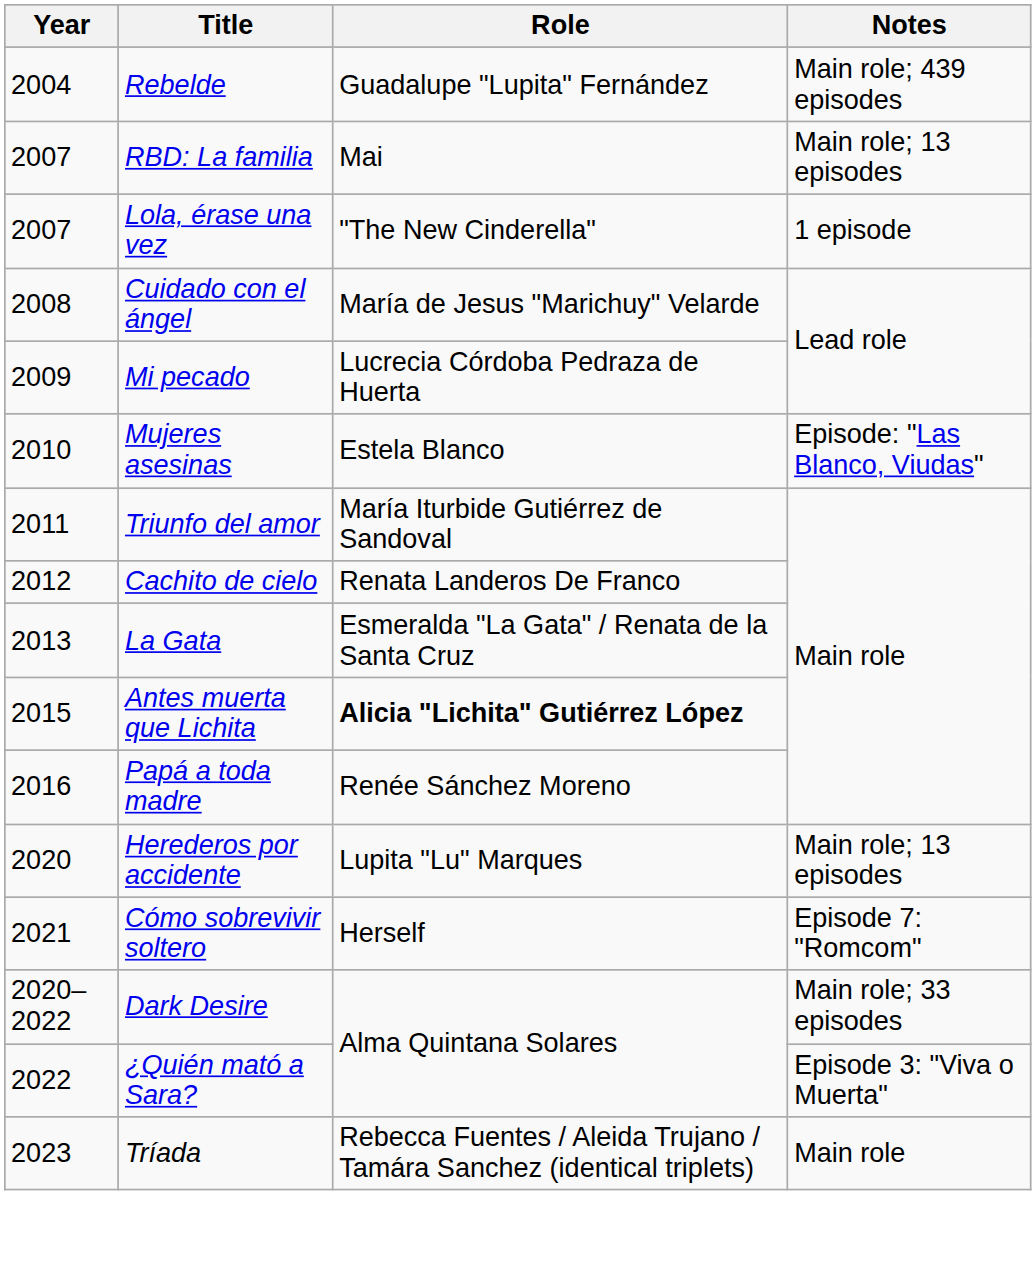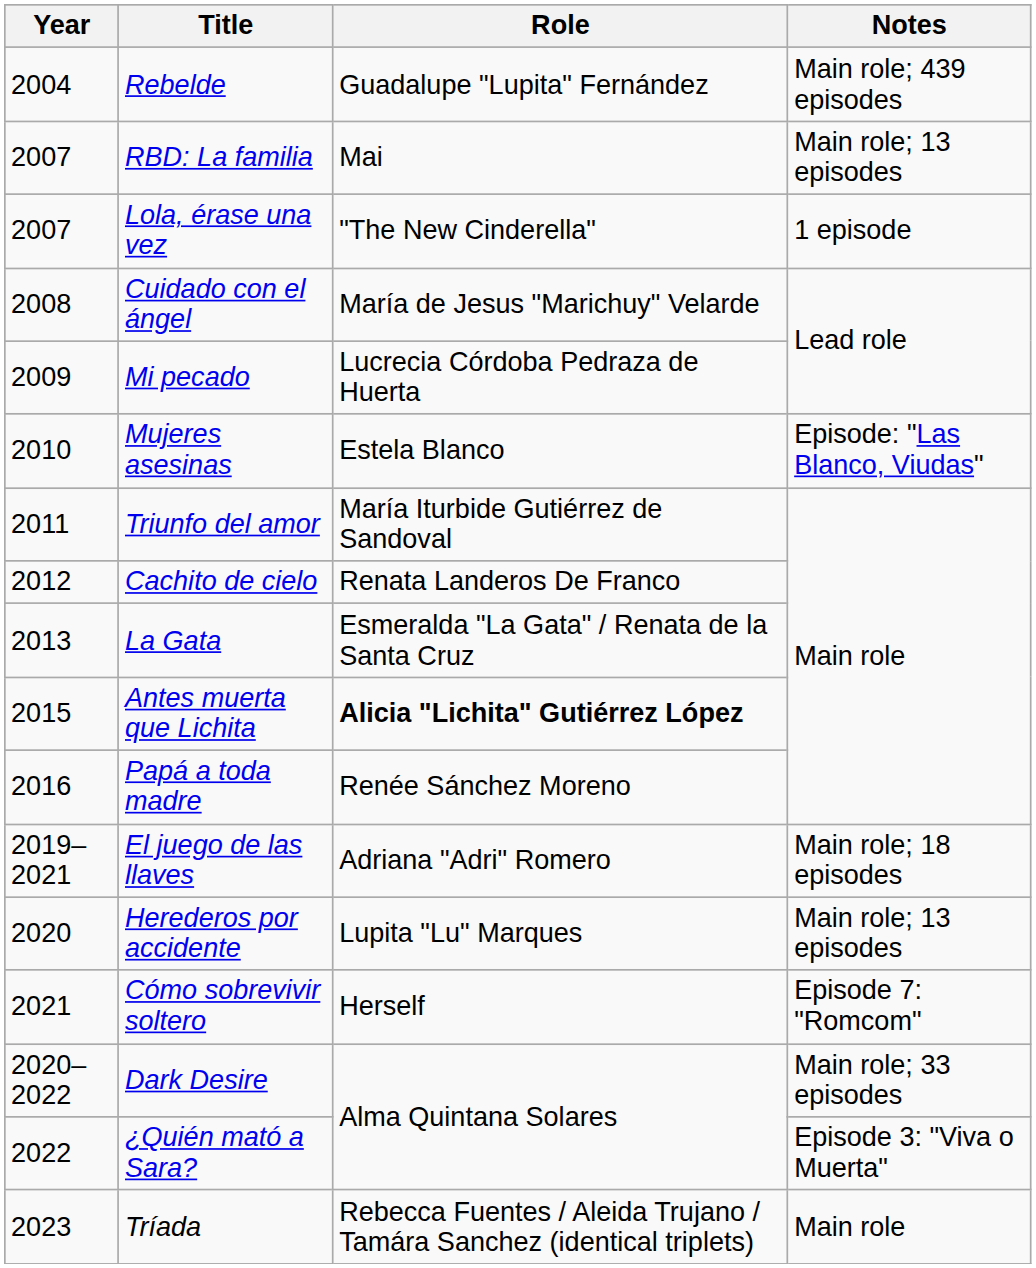+ row: (214, 859)
